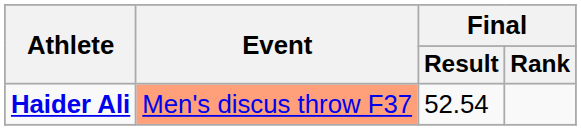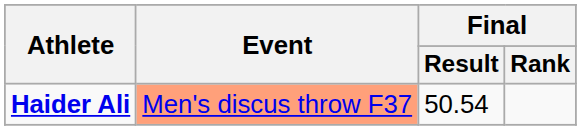(456, 105) 52.54 -> (456, 105) 50.54
